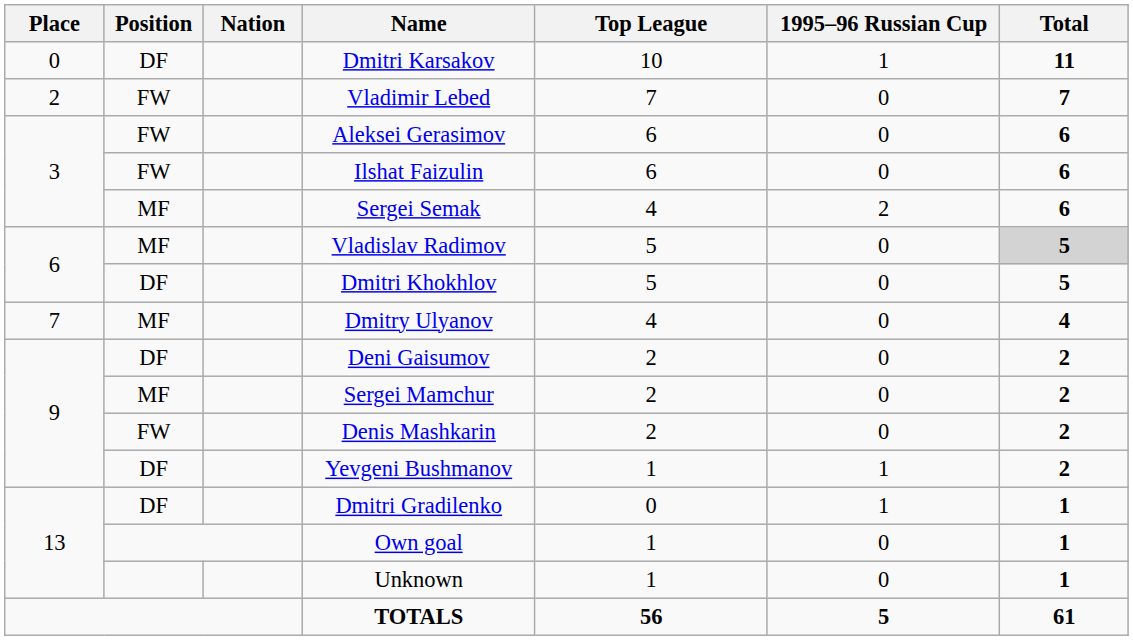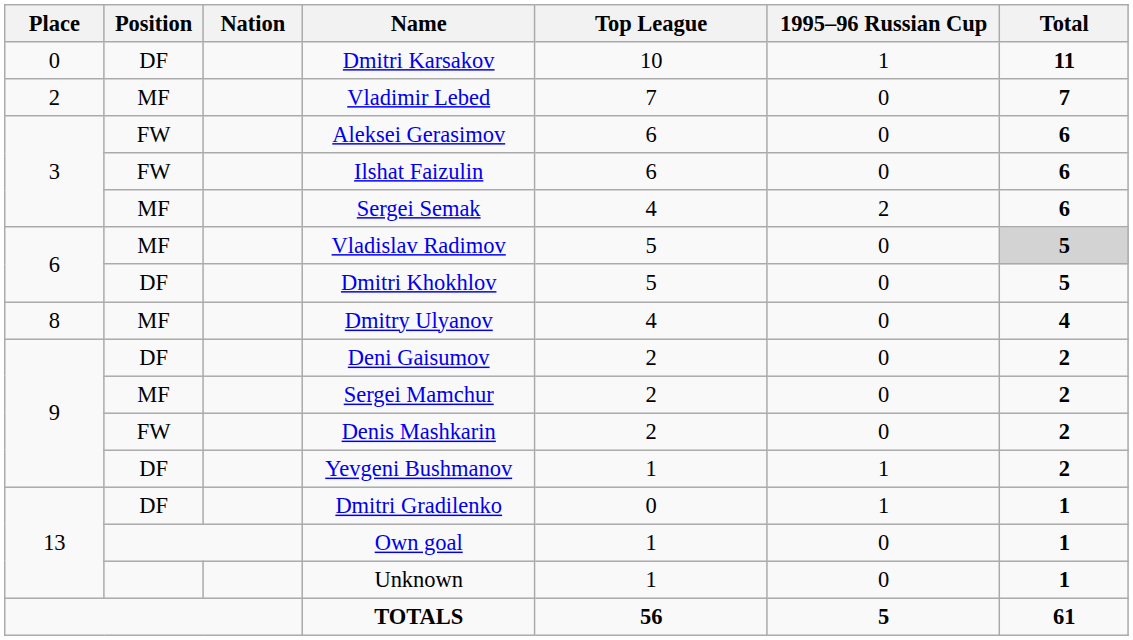(154, 97) FW -> (154, 97) MF
(54, 319) 7 -> (54, 319) 8
